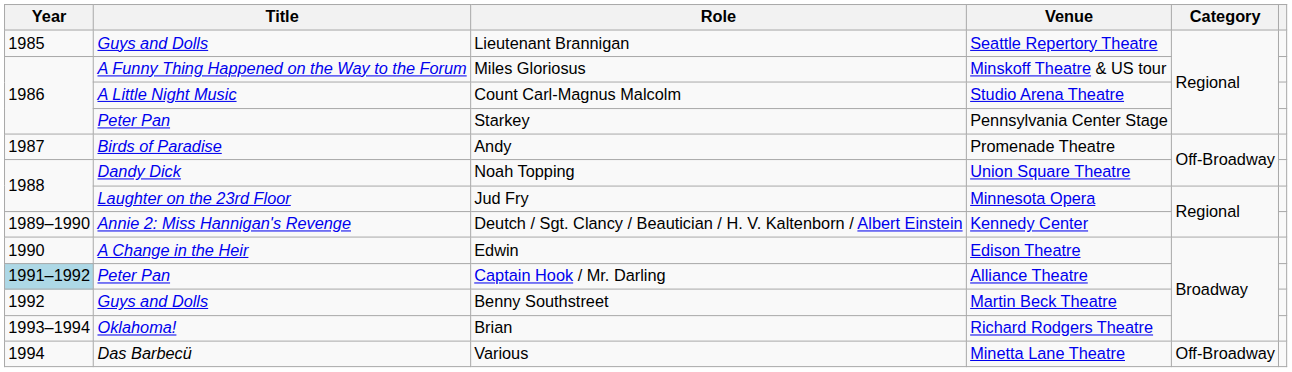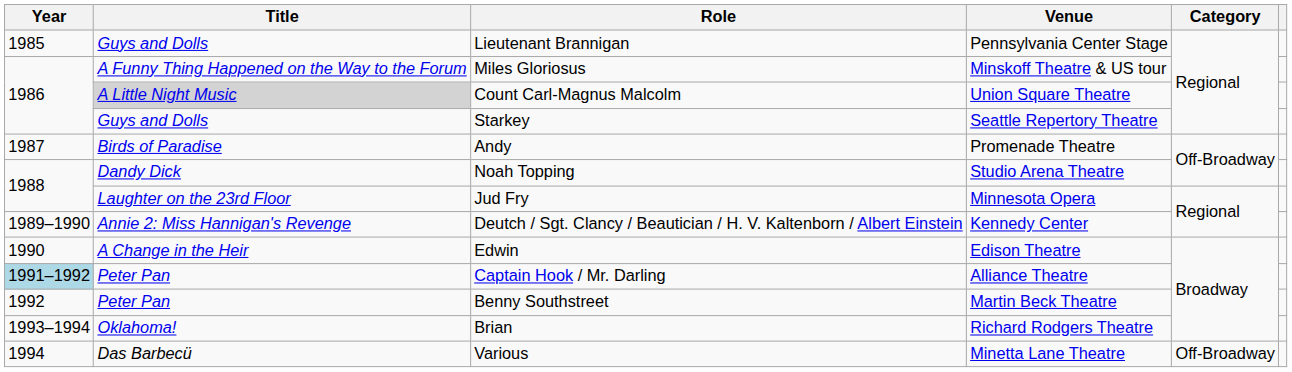(1064, 43) Seattle Repertory Theatre -> (1069, 43) Pennsylvania Center Stage
(167, 95) no background -> (167, 95) lightgrey background
(1047, 95) Studio Arena Theatre -> (1050, 95) Union Square Theatre
(134, 120) Peter Pan -> (153, 120) Guys and Dolls
(1069, 120) Pennsylvania Center Stage -> (1064, 120) Seattle Repertory Theatre
(1050, 172) Union Square Theatre -> (1047, 172) Studio Arena Theatre
(153, 302) Guys and Dolls -> (134, 302) Peter Pan
